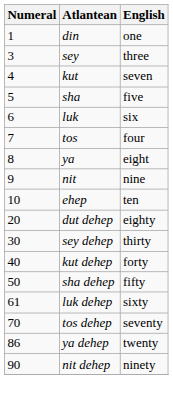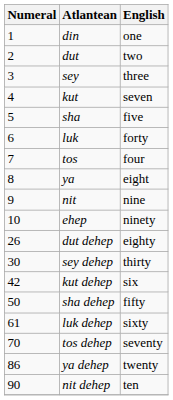+ row: (71, 55)
(131, 117) six -> (136, 138) forty
(131, 199) ten -> (139, 220) ninety
(14, 220) 20 -> (14, 240) 26
(14, 261) 40 -> (14, 281) 42
(136, 261) forty -> (131, 281) six
(139, 364) ninety -> (131, 384) ten
